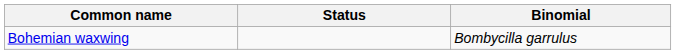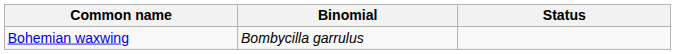columns swapped: (561, 15) <-> (344, 15)
